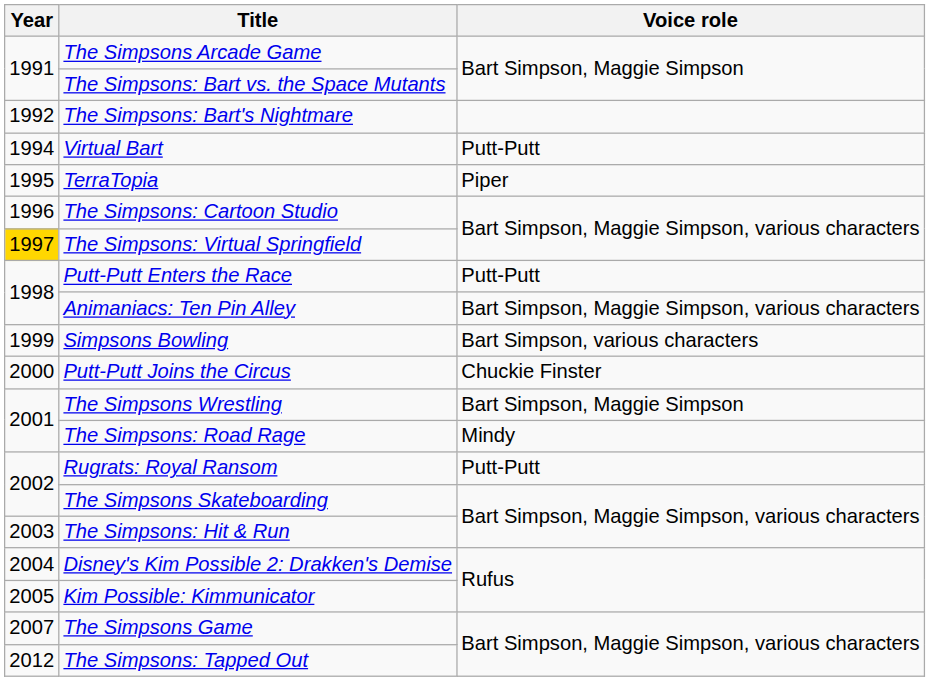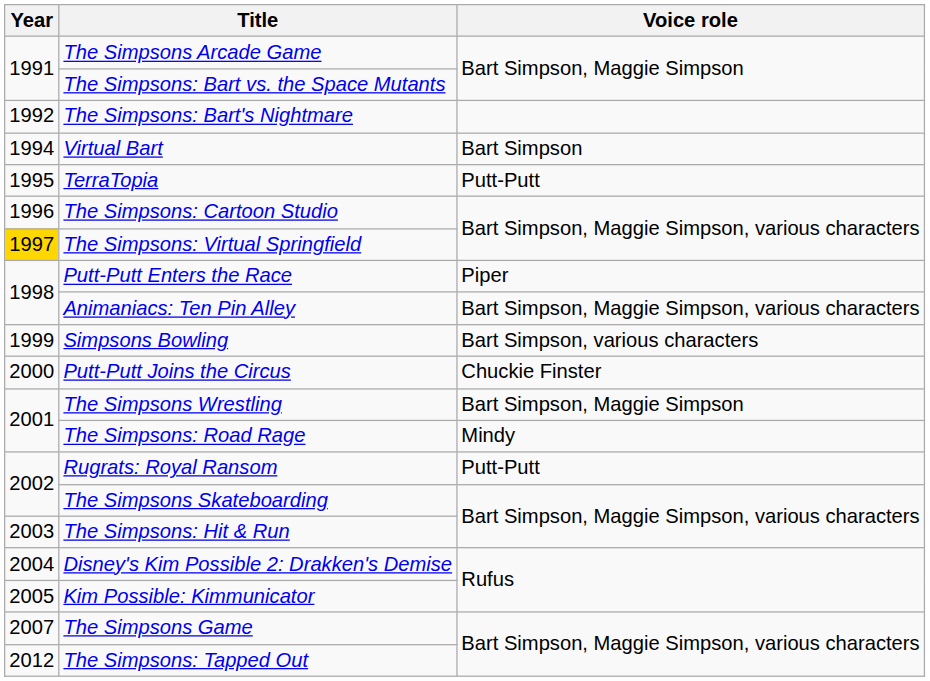(501, 148) Putt-Putt -> (522, 148) Bart Simpson
(485, 180) Piper -> (501, 180) Putt-Putt
(501, 276) Putt-Putt -> (485, 276) Piper
